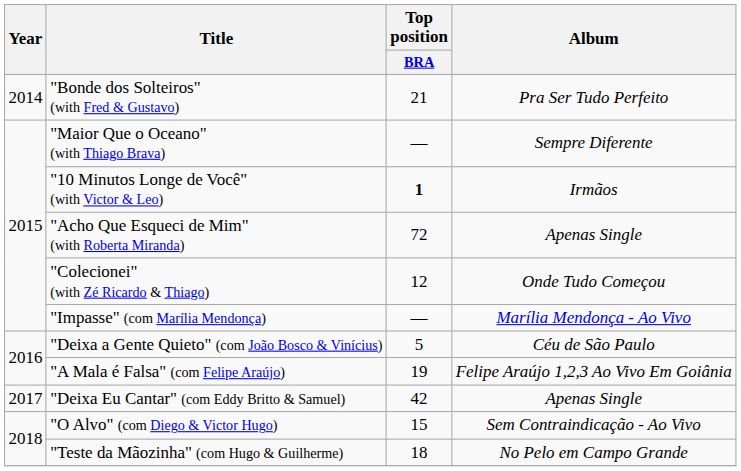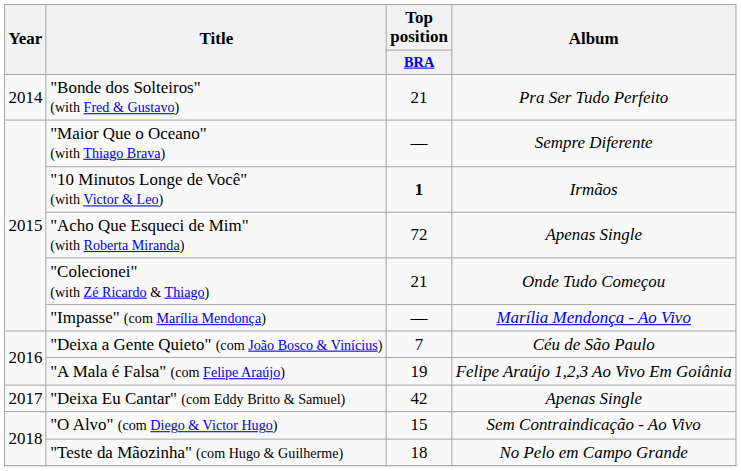(419, 281) 12 -> (419, 281) 21
(419, 344) 5 -> (419, 344) 7
